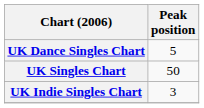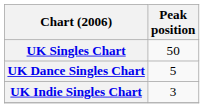rows swapped: (76, 71) <-> (76, 50)
